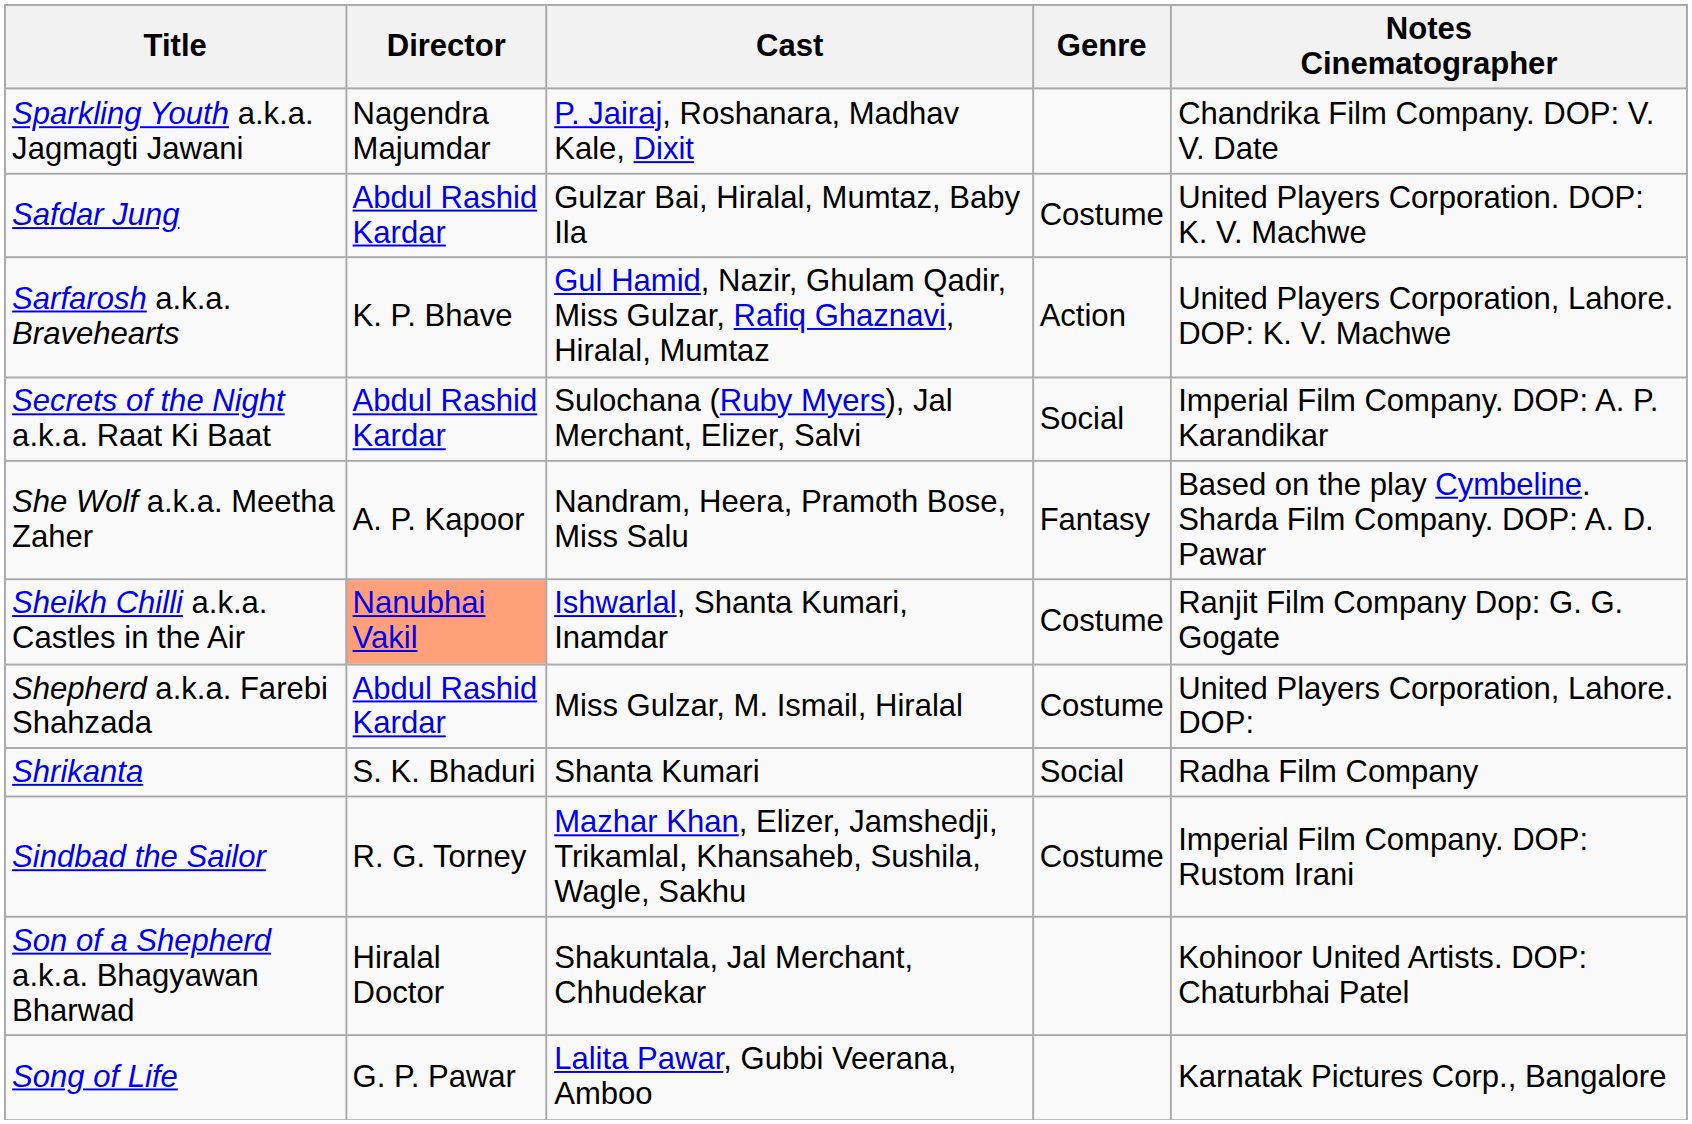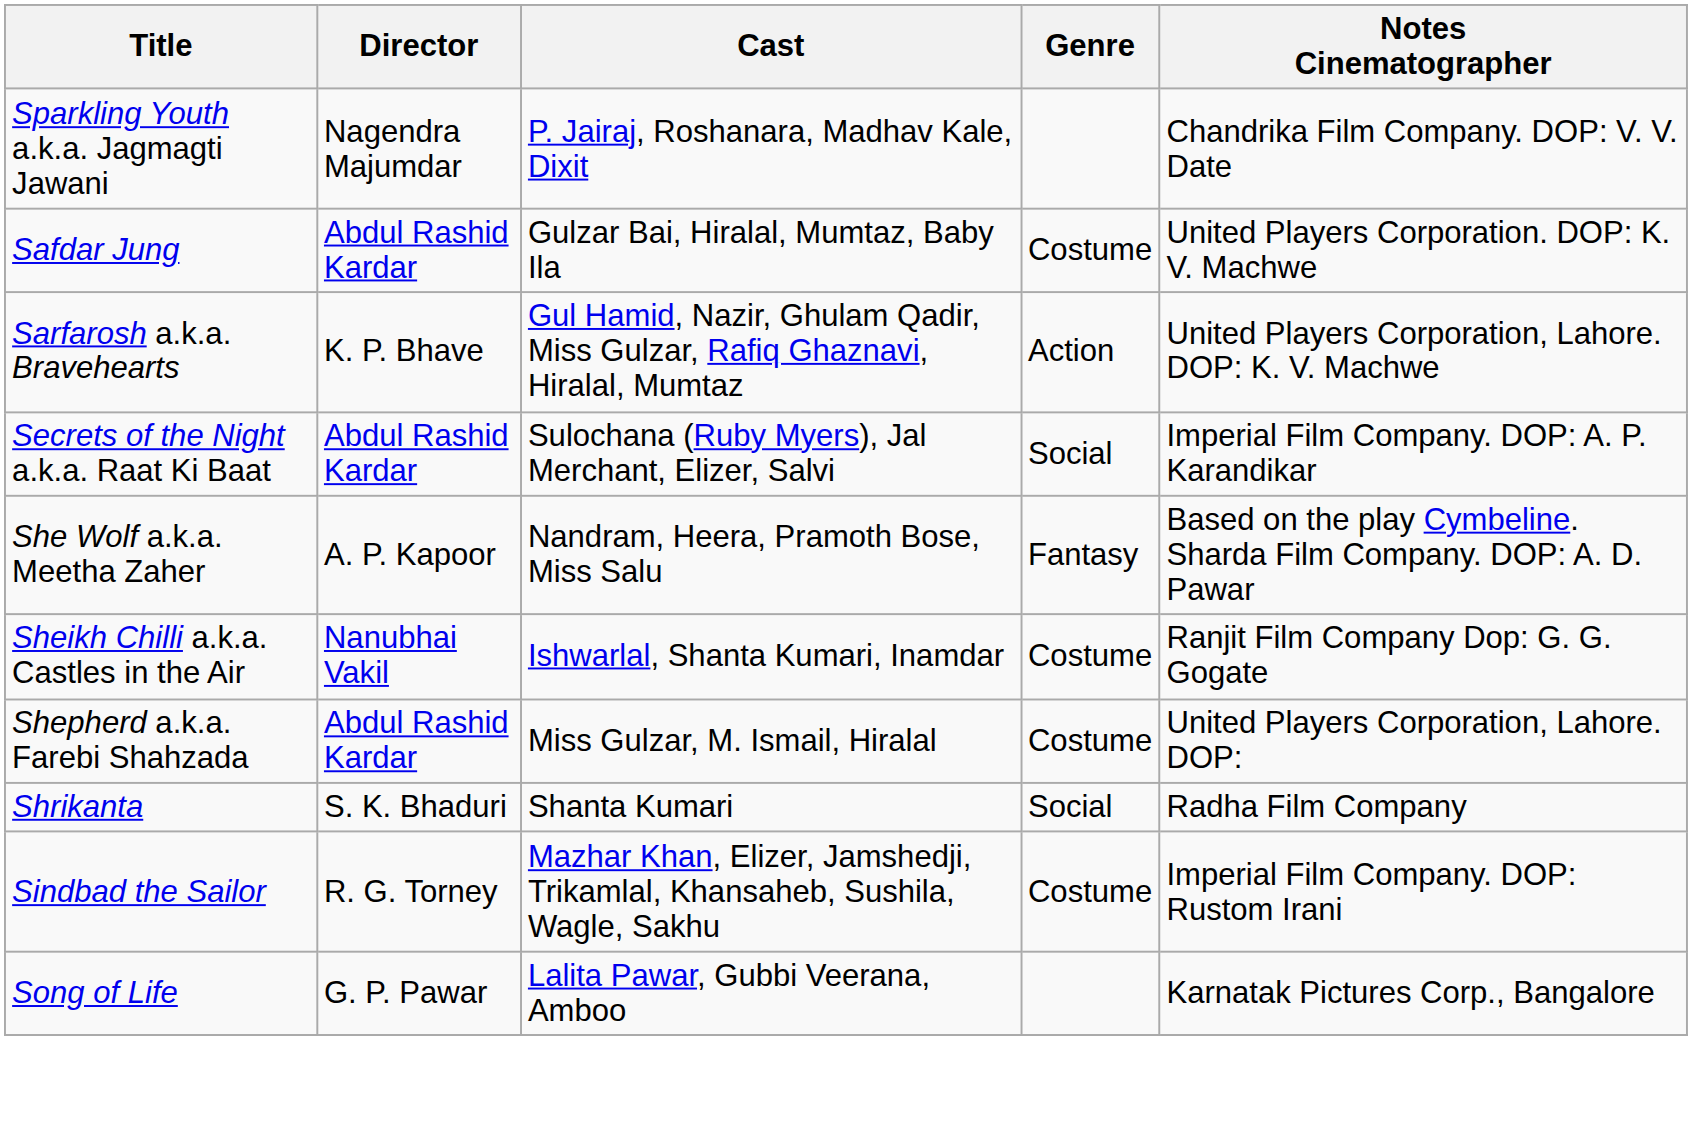(419, 621) lightsalmon background -> (390, 656) no background
- row: (142, 975)
